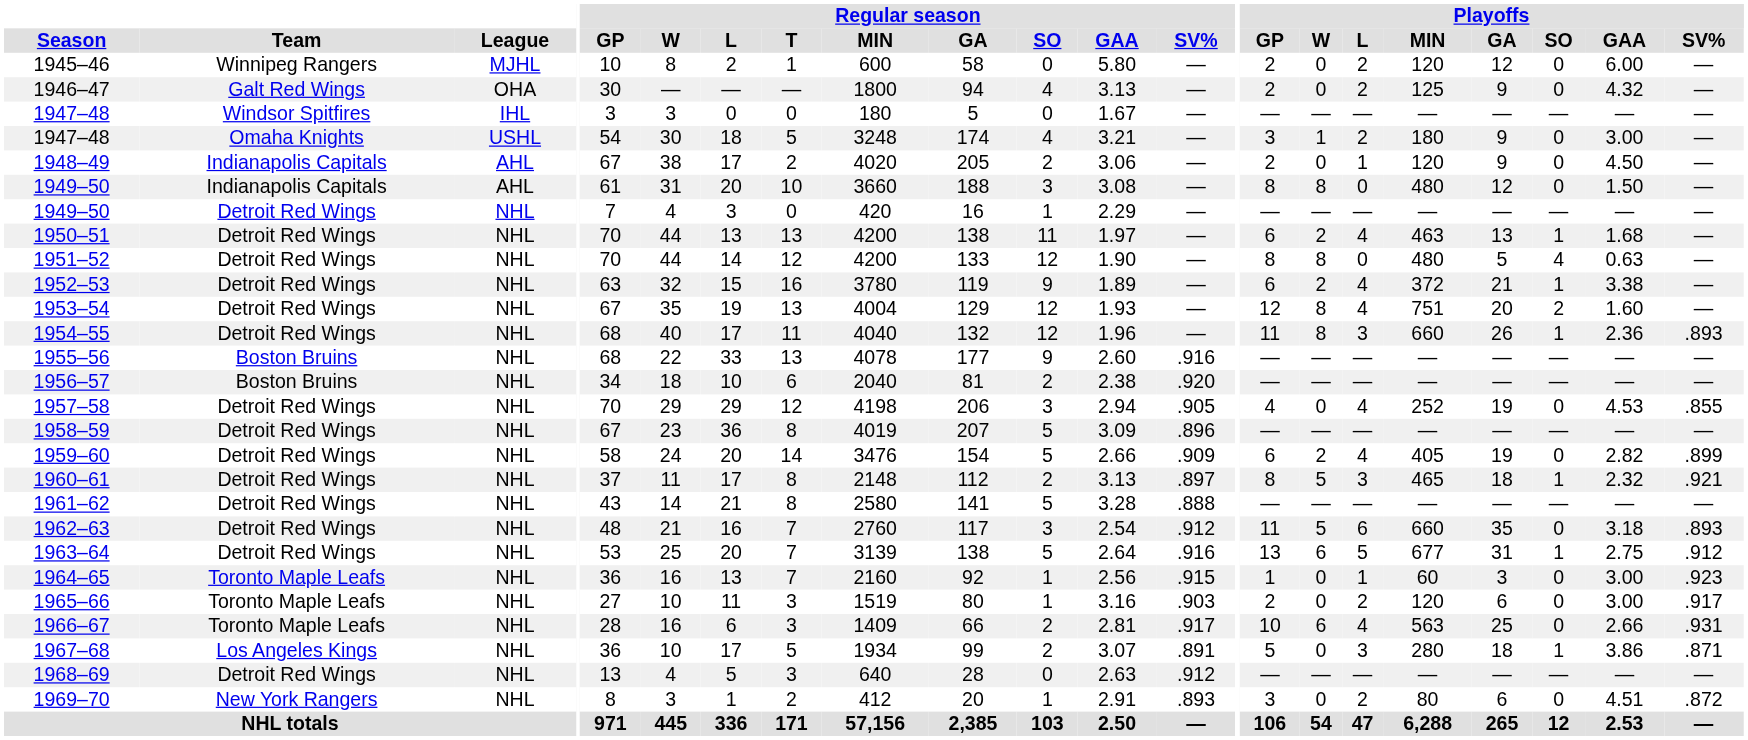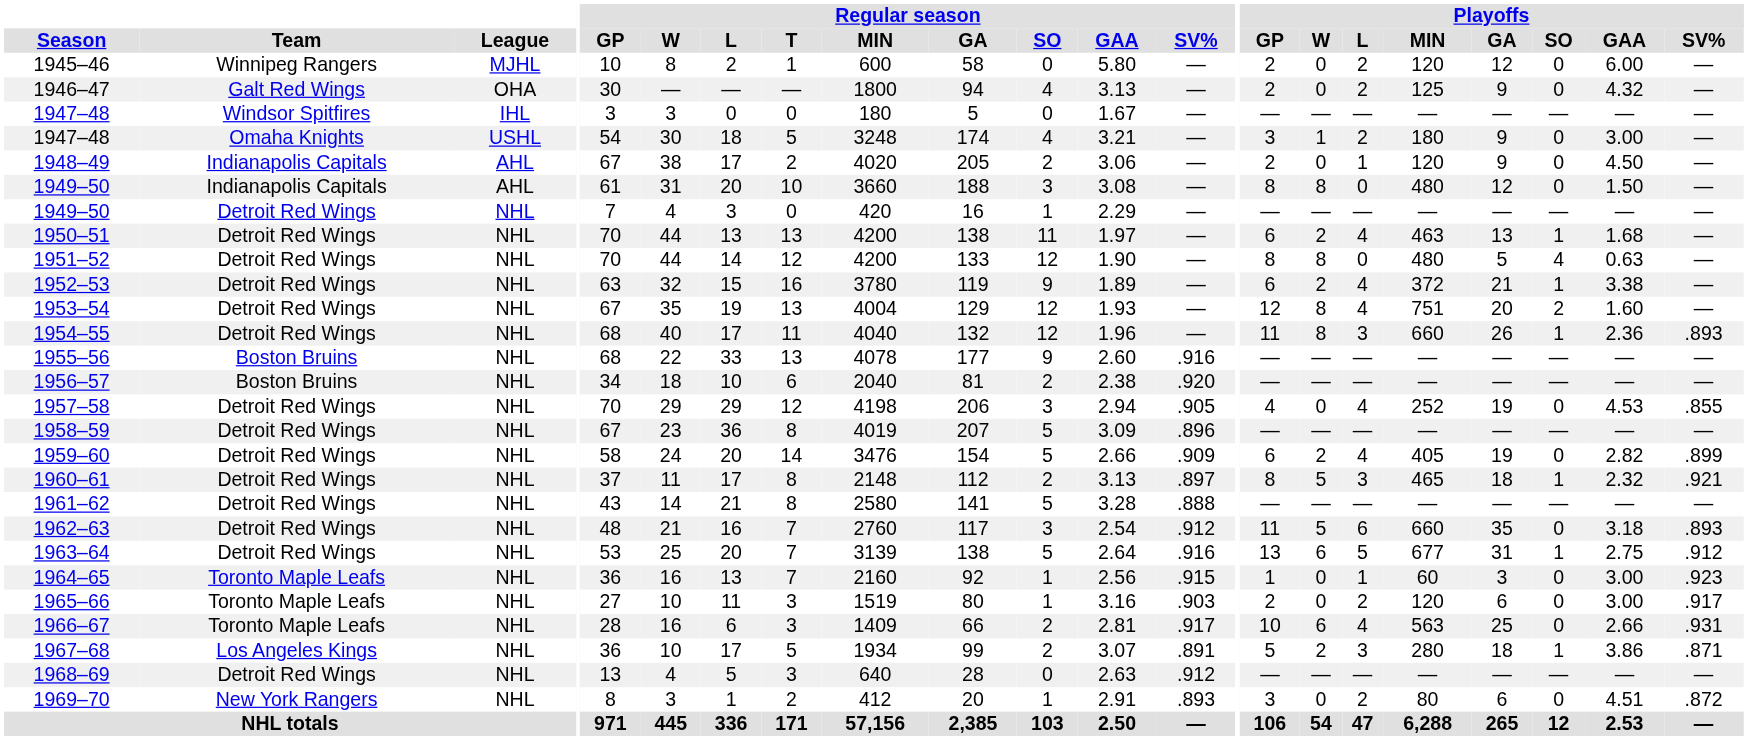(1321, 650) 0 -> (1321, 650) 2
